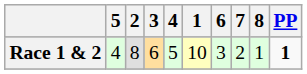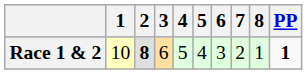columns swapped: (197, 20) <-> (116, 20)
(135, 52) normal -> (144, 52) bold
